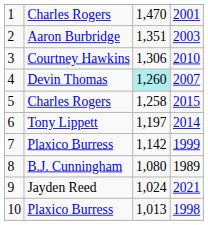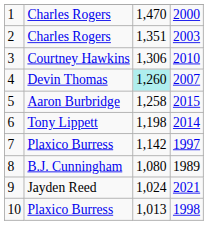(187, 15) 2001 -> (187, 15) 2000
(74, 36) Aaron Burbridge -> (69, 36) Charles Rogers
(69, 101) Charles Rogers -> (74, 101) Aaron Burbridge
(151, 123) 1,197 -> (151, 123) 1,198
(187, 144) 1999 -> (187, 144) 1997
